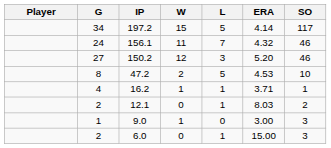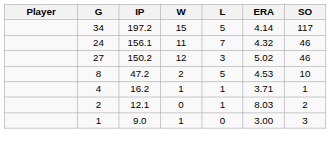(264, 58) 5.20 -> (264, 58) 5.02
- row: (140, 136)
